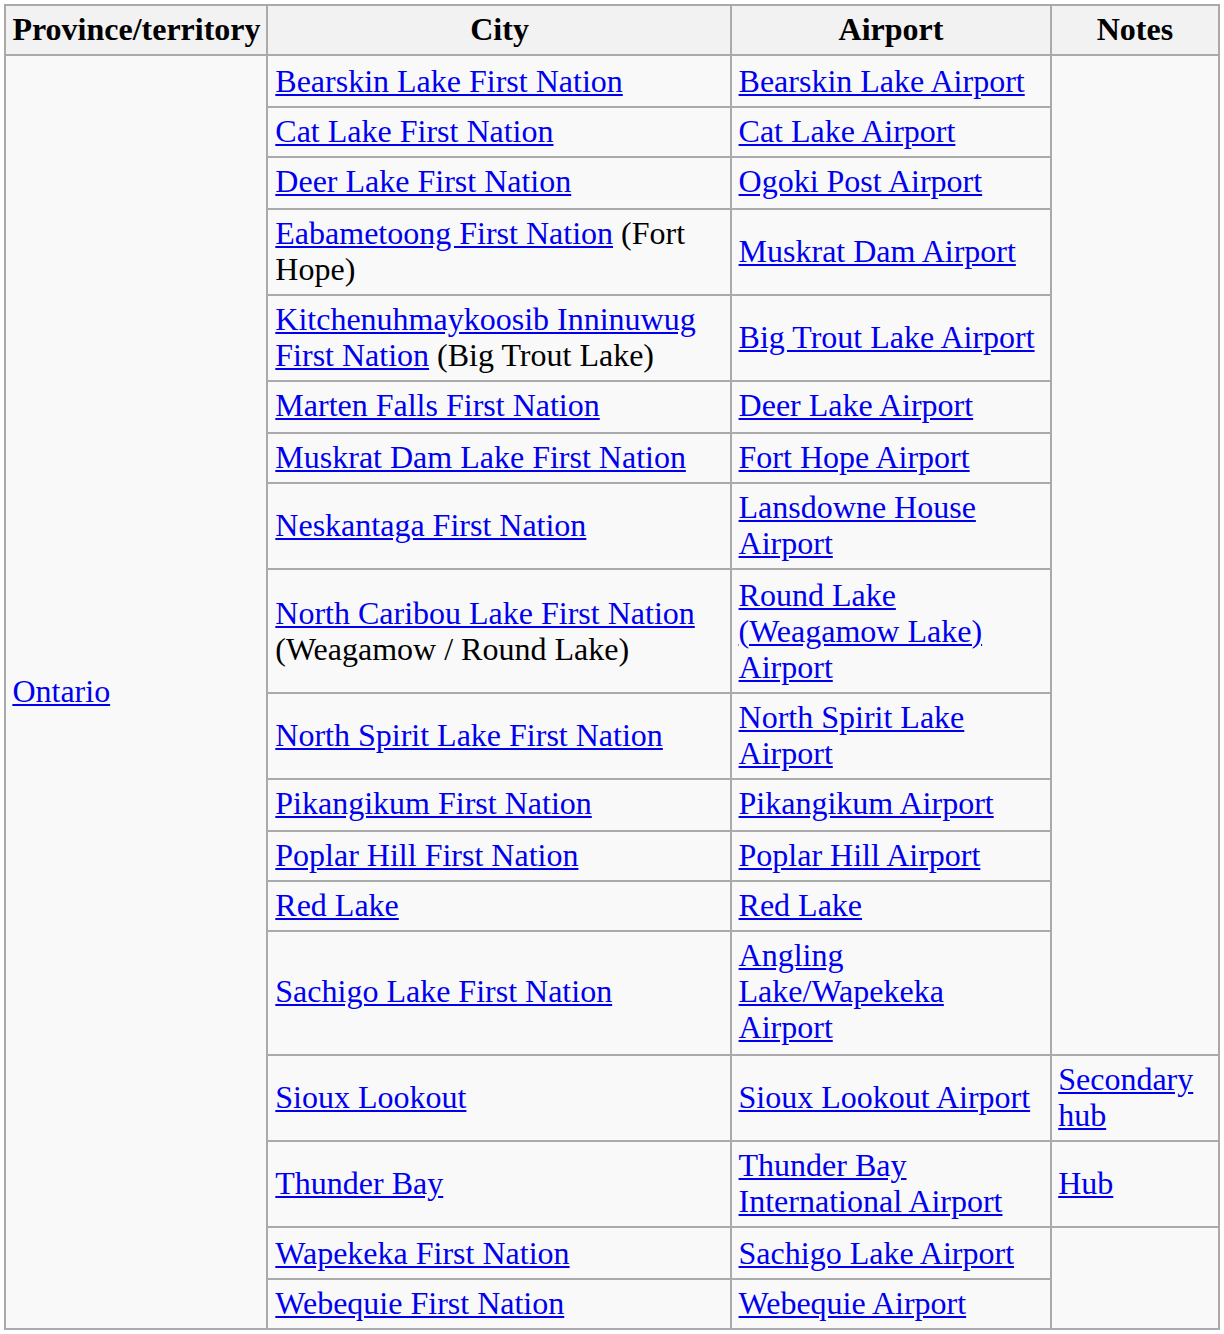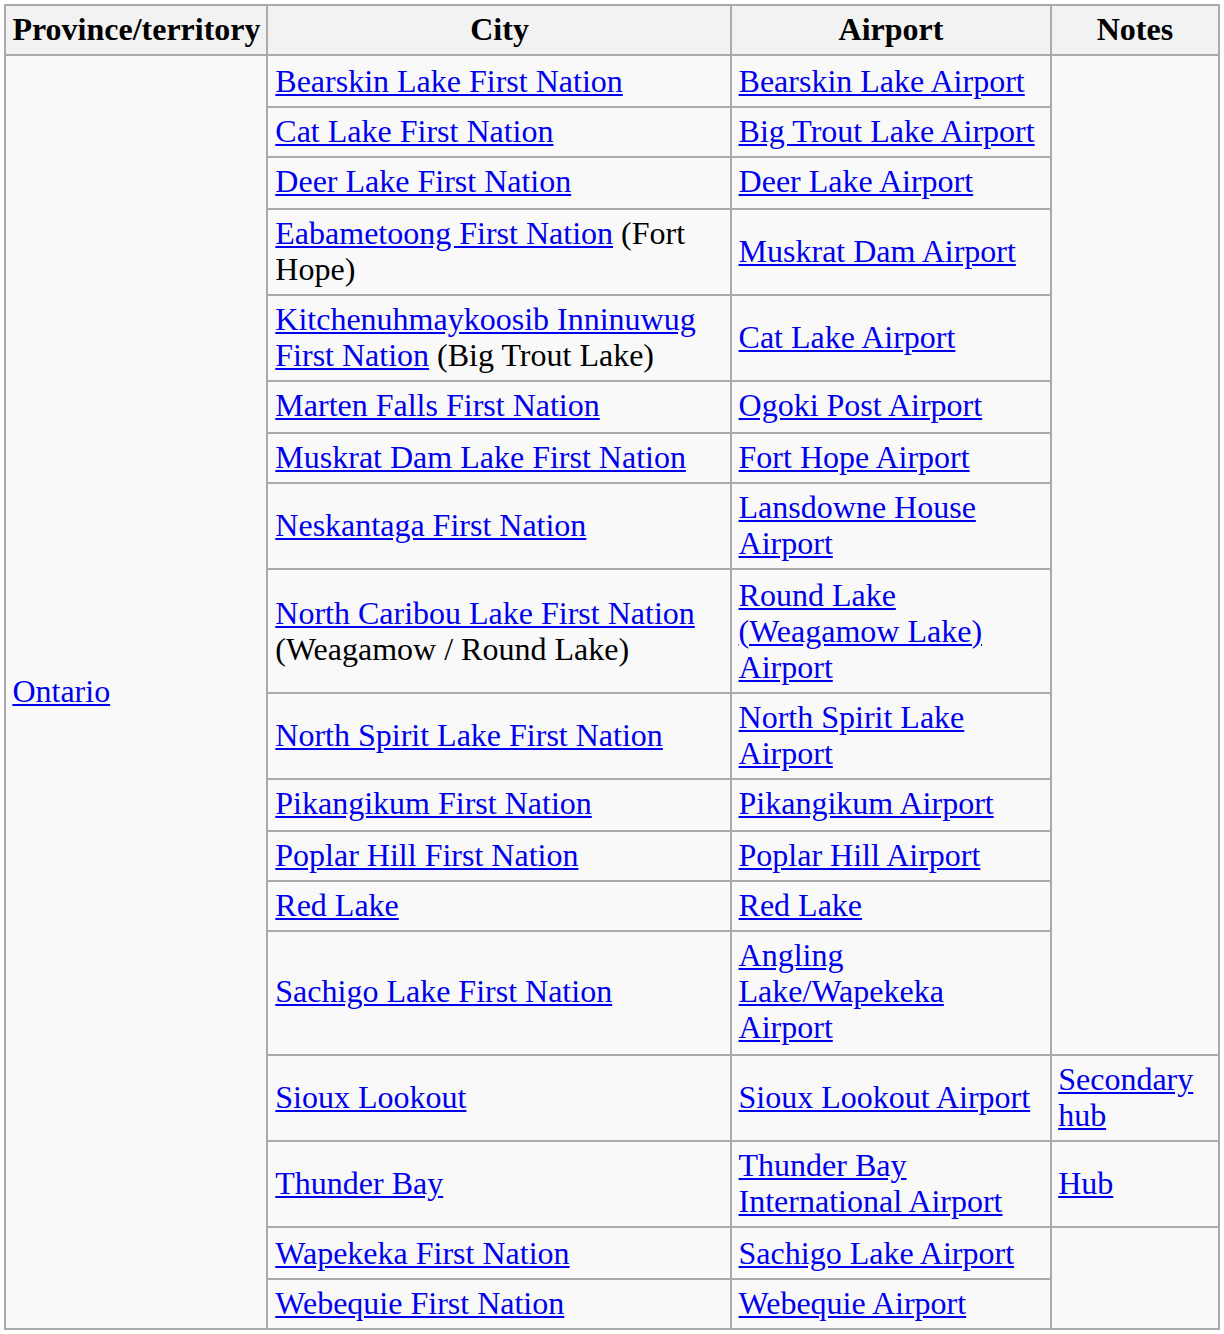(847, 131) Cat Lake Airport -> (887, 131) Big Trout Lake Airport
(860, 182) Ogoki Post Airport -> (856, 182) Deer Lake Airport
(887, 337) Big Trout Lake Airport -> (847, 337) Cat Lake Airport
(856, 406) Deer Lake Airport -> (860, 406) Ogoki Post Airport
